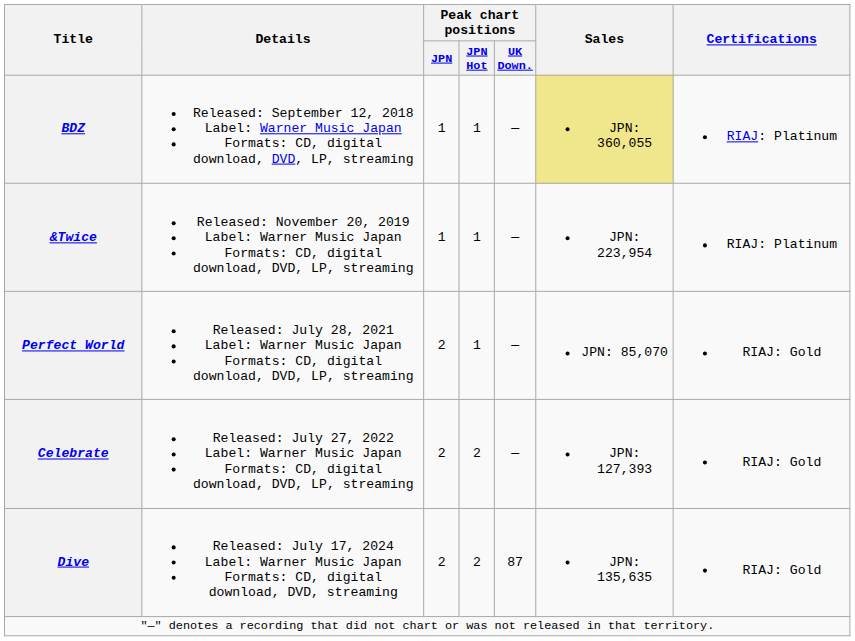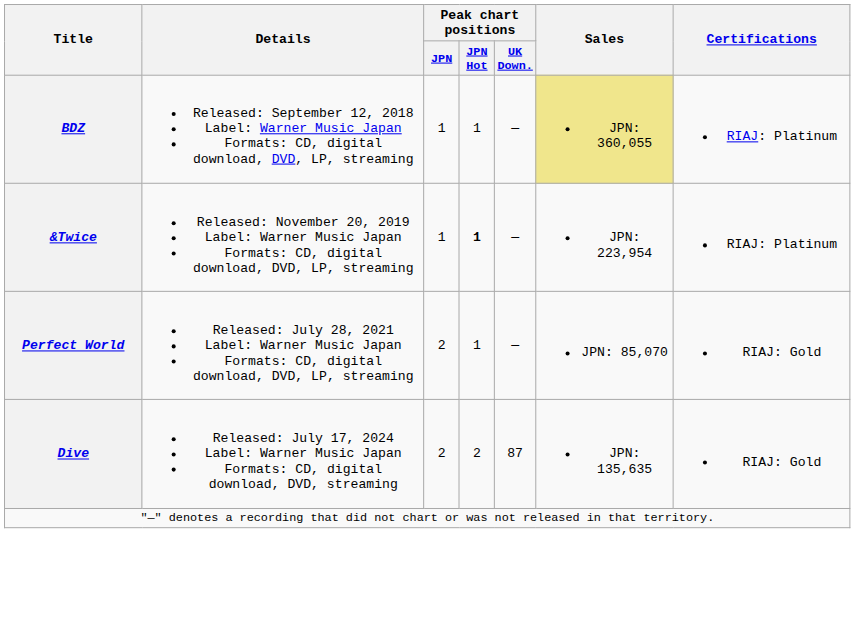(477, 237) normal -> (477, 237) bold
- row: (73, 454)
